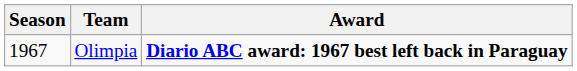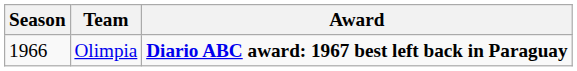(28, 50) 1967 -> (28, 50) 1966
